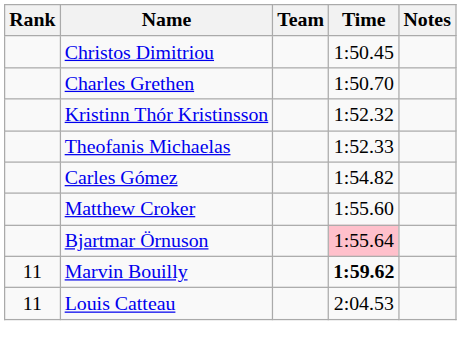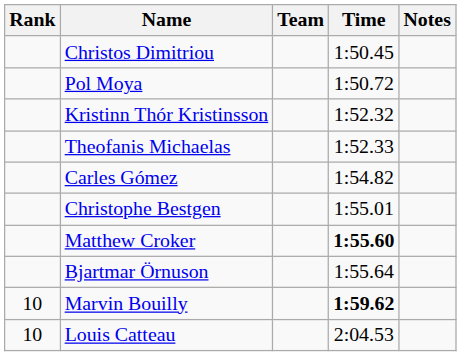- row: (129, 83)
+ row: (104, 83)
+ row: (143, 209)
(364, 209) normal -> (364, 240) bold
(364, 240) pink background -> (364, 271) no background
(32, 271) 11 -> (32, 303) 10
(32, 303) 11 -> (32, 334) 10
